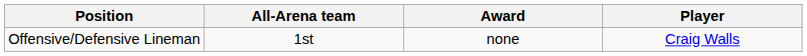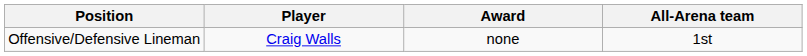columns swapped: (702, 16) <-> (304, 16)
